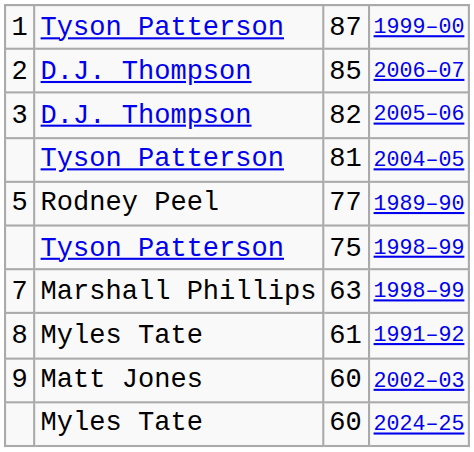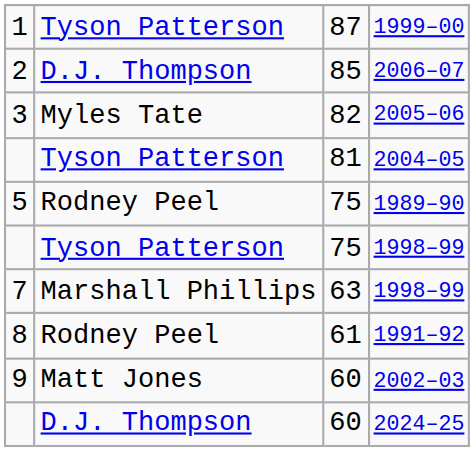(146, 115) D.J. Thompson -> (122, 115) Myles Tate
(346, 203) 77 -> (346, 203) 75
(122, 336) Myles Tate -> (130, 336) Rodney Peel
(122, 424) Myles Tate -> (146, 424) D.J. Thompson
